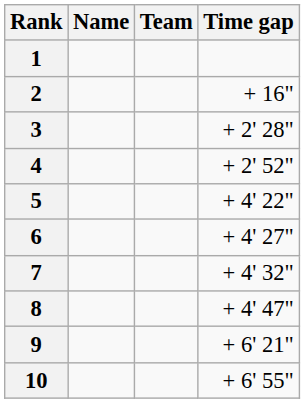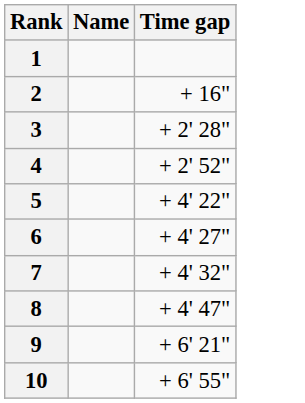- column: (166, 22)
